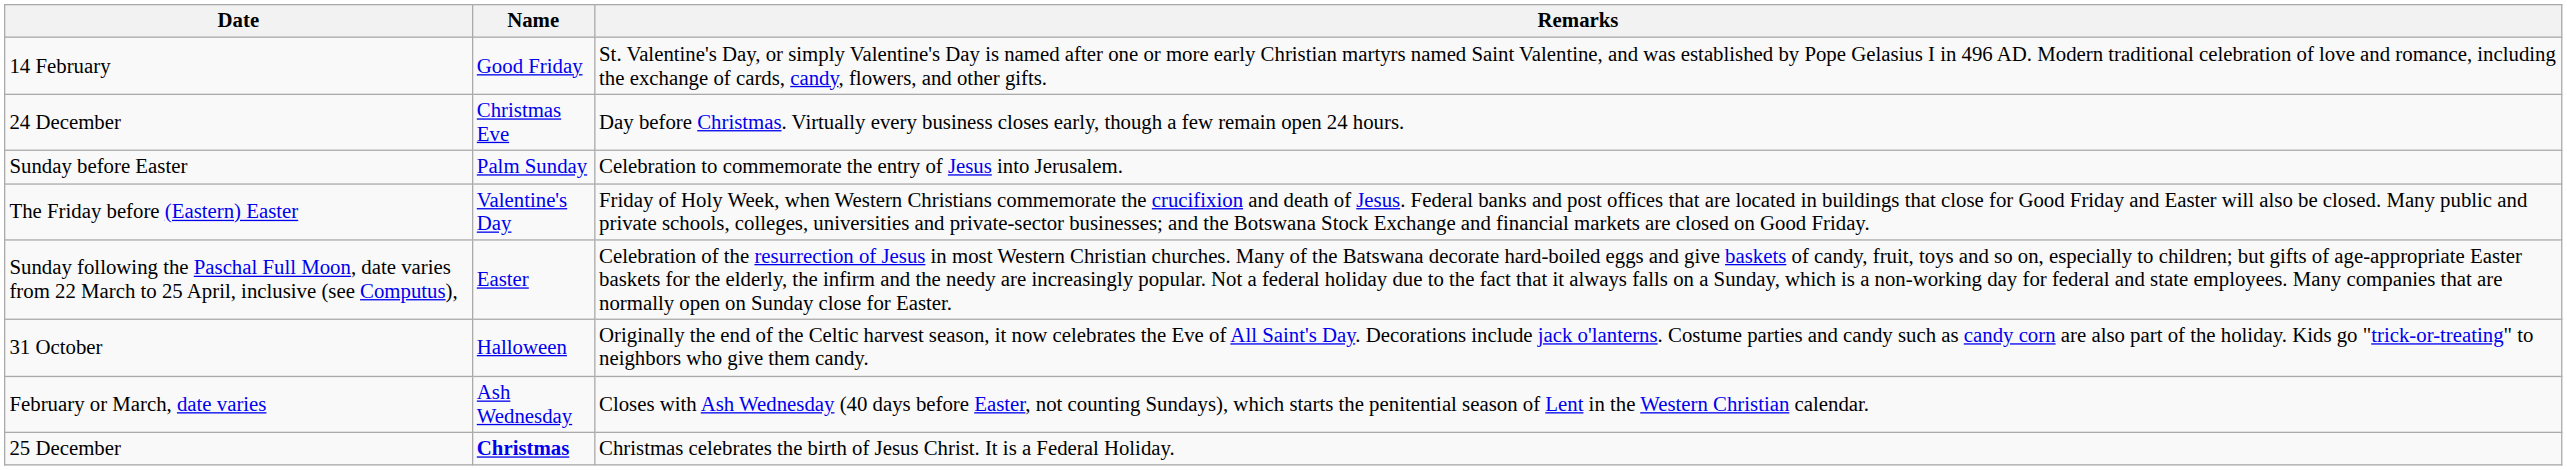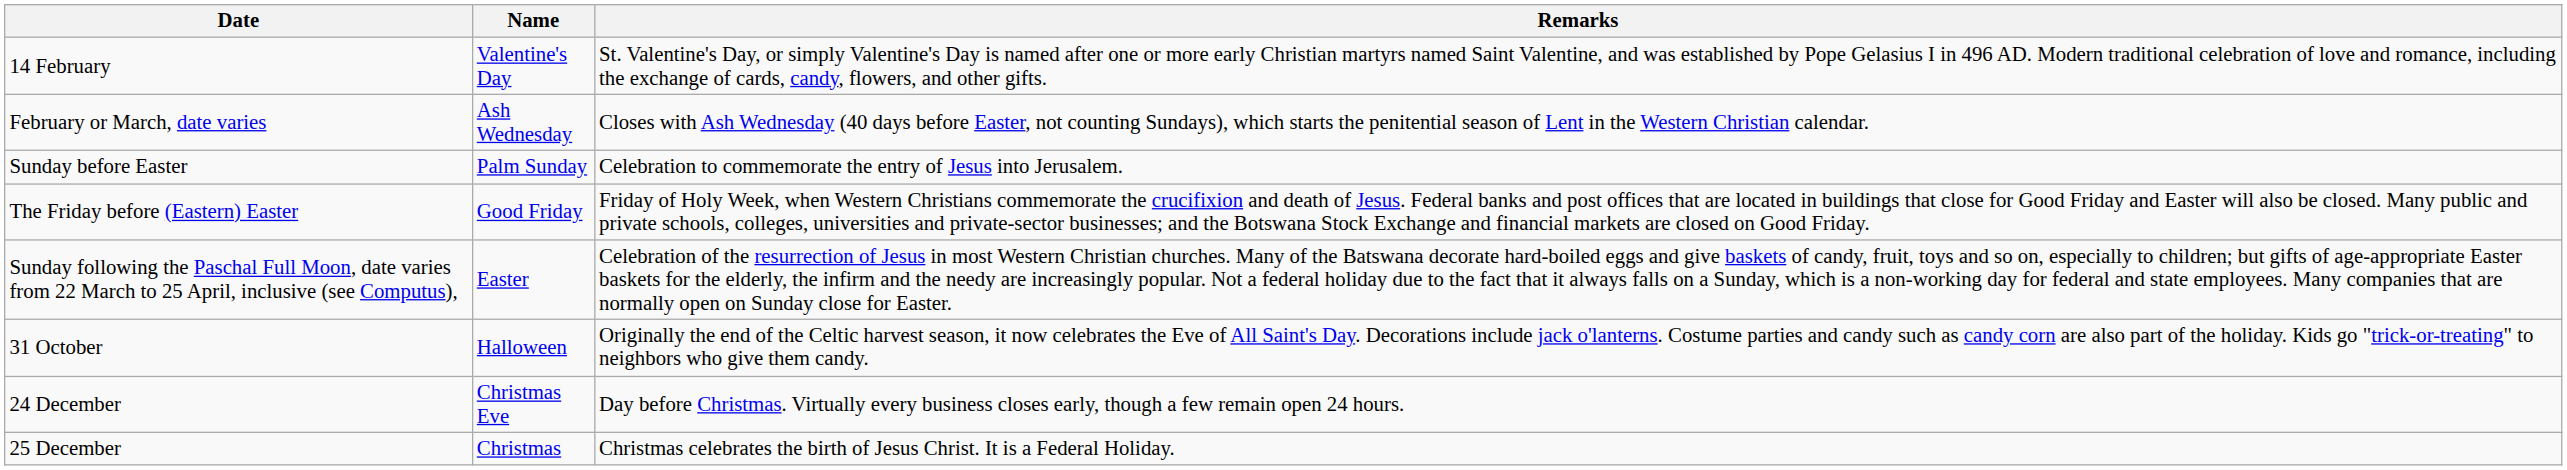(530, 65) Good Friday -> (522, 65) Valentine's Day
rows swapped: (138, 404) <-> (65, 122)
(522, 211) Valentine's Day -> (530, 211) Good Friday
(523, 448) bold -> (519, 448) normal
